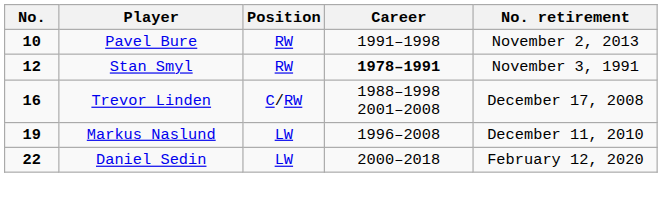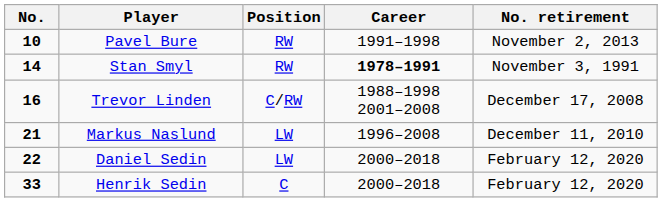(32, 67) 12 -> (32, 67) 14
(32, 135) 19 -> (32, 135) 21
+ row: (151, 185)
